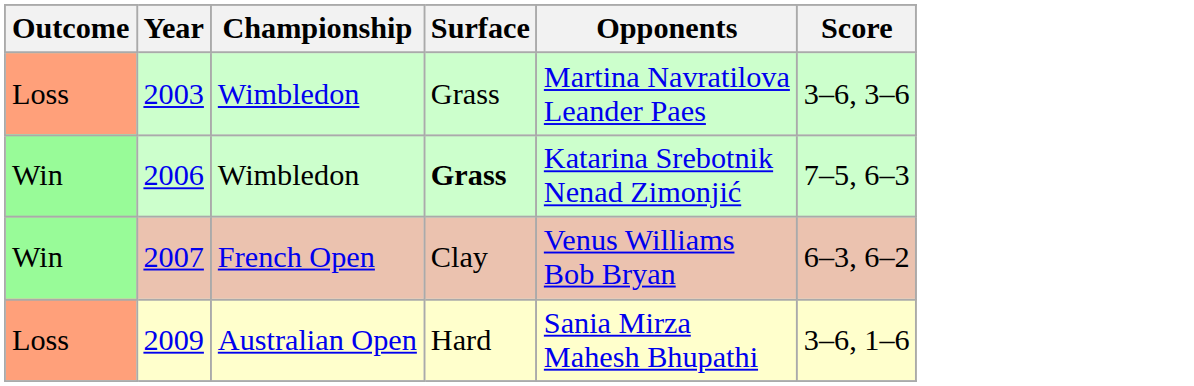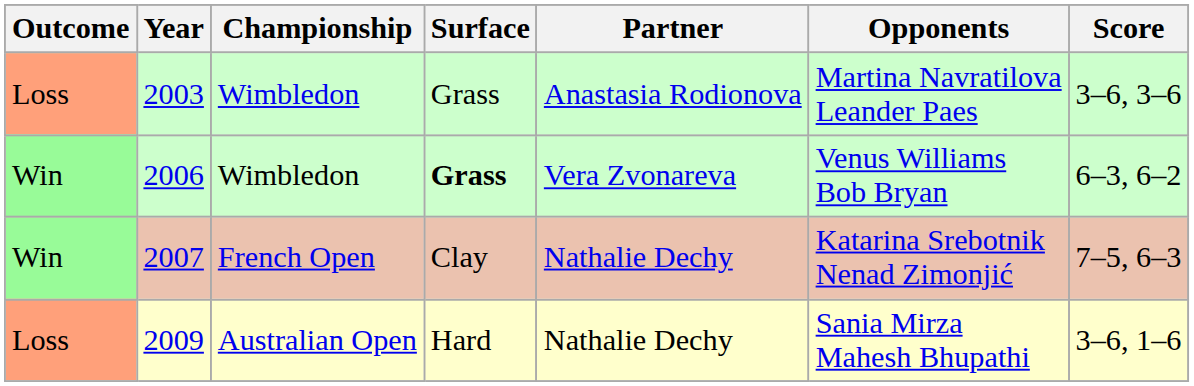+ column: (673, 28)
(658, 175) Katarina Srebotnik Nenad Zimonjić -> (911, 175) Venus Williams Bob Bryan
(857, 175) 7–5, 6–3 -> (1129, 175) 6–3, 6–2
(639, 257) Venus Williams Bob Bryan -> (930, 257) Katarina Srebotnik Nenad Zimonjić
(857, 257) 6–3, 6–2 -> (1129, 257) 7–5, 6–3
